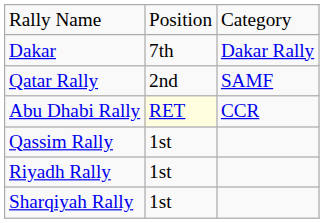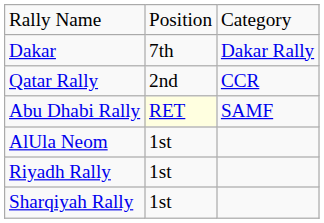(247, 80) SAMF -> (240, 80) CCR
(240, 111) CCR -> (247, 111) SAMF
- row: (61, 141)
+ row: (58, 141)
